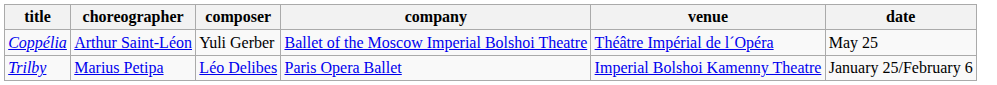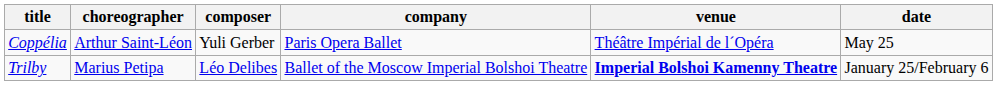(436, 42) Ballet of the Moscow Imperial Bolshoi Theatre -> (343, 42) Paris Opera Ballet
(343, 67) Paris Opera Ballet -> (436, 67) Ballet of the Moscow Imperial Bolshoi Theatre
(708, 67) normal -> (716, 67) bold
